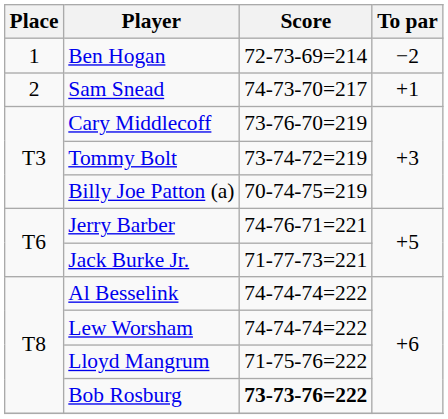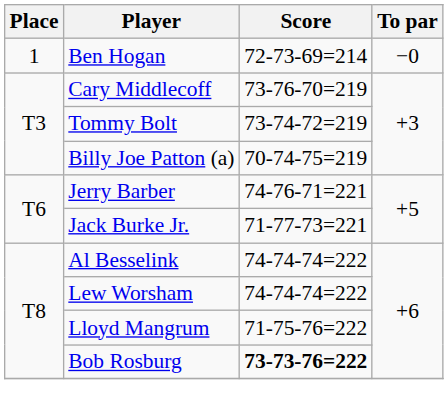(407, 55) −2 -> (407, 55) −0
- row: (116, 89)
